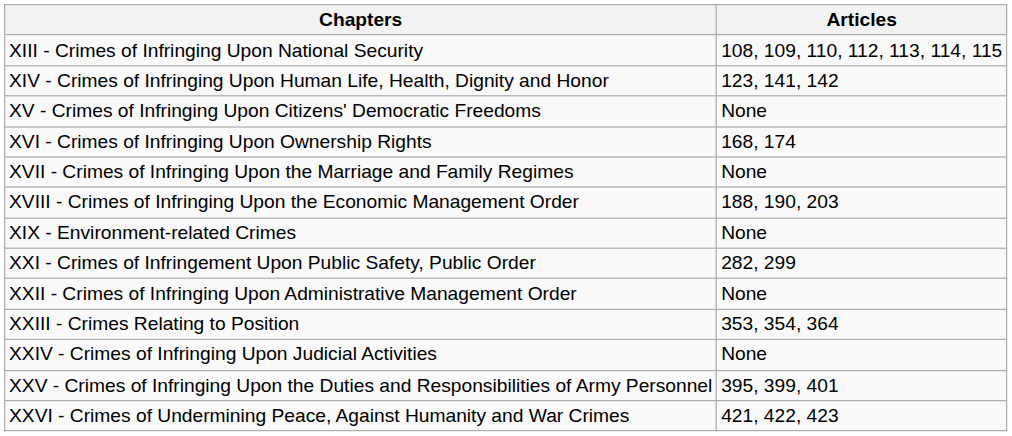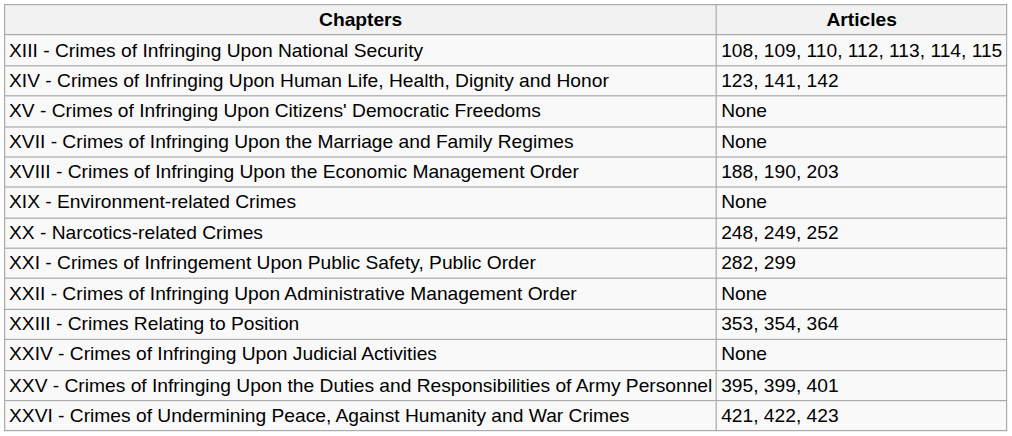- row: (220, 141)
+ row: (136, 232)
